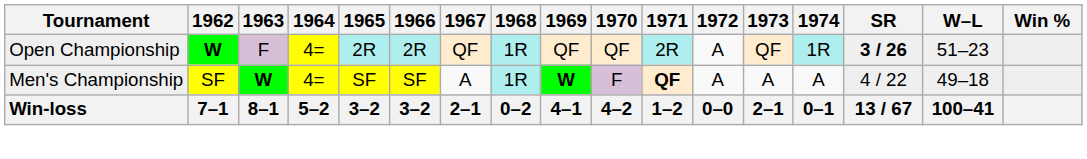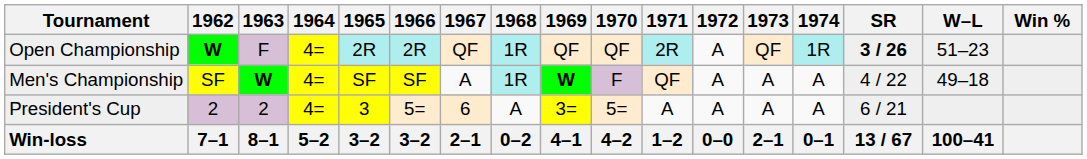(667, 80) bold -> (667, 80) normal
+ row: (75, 110)
